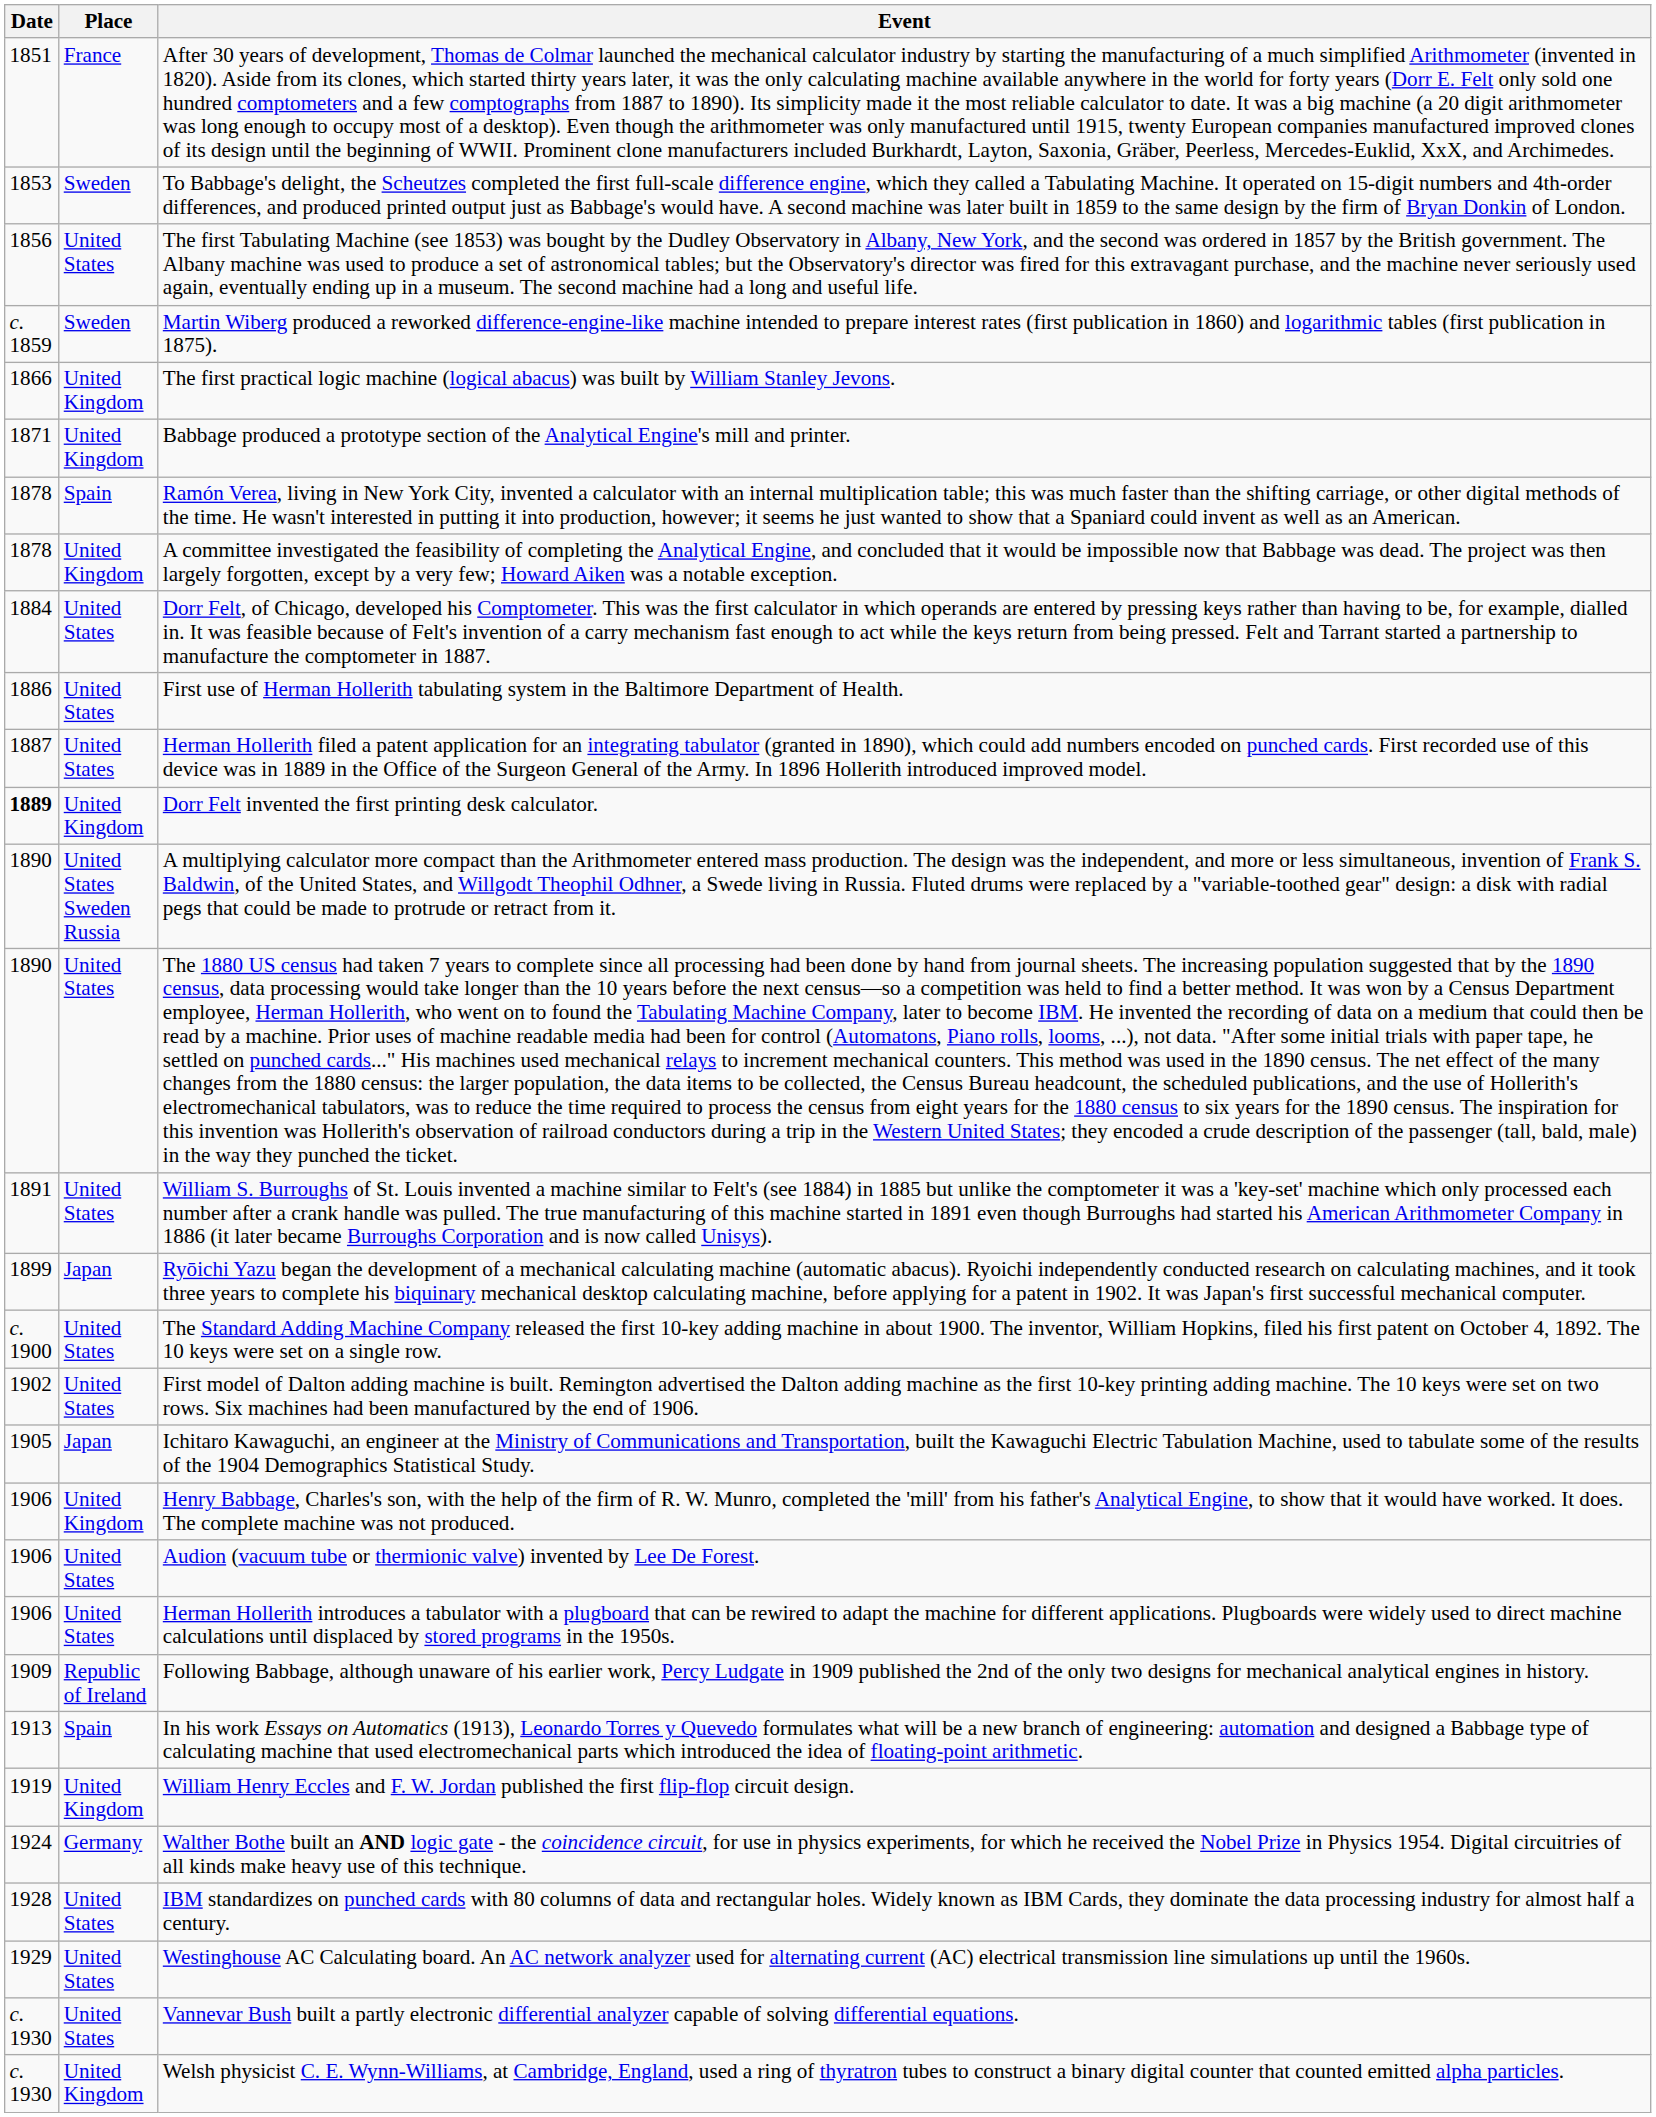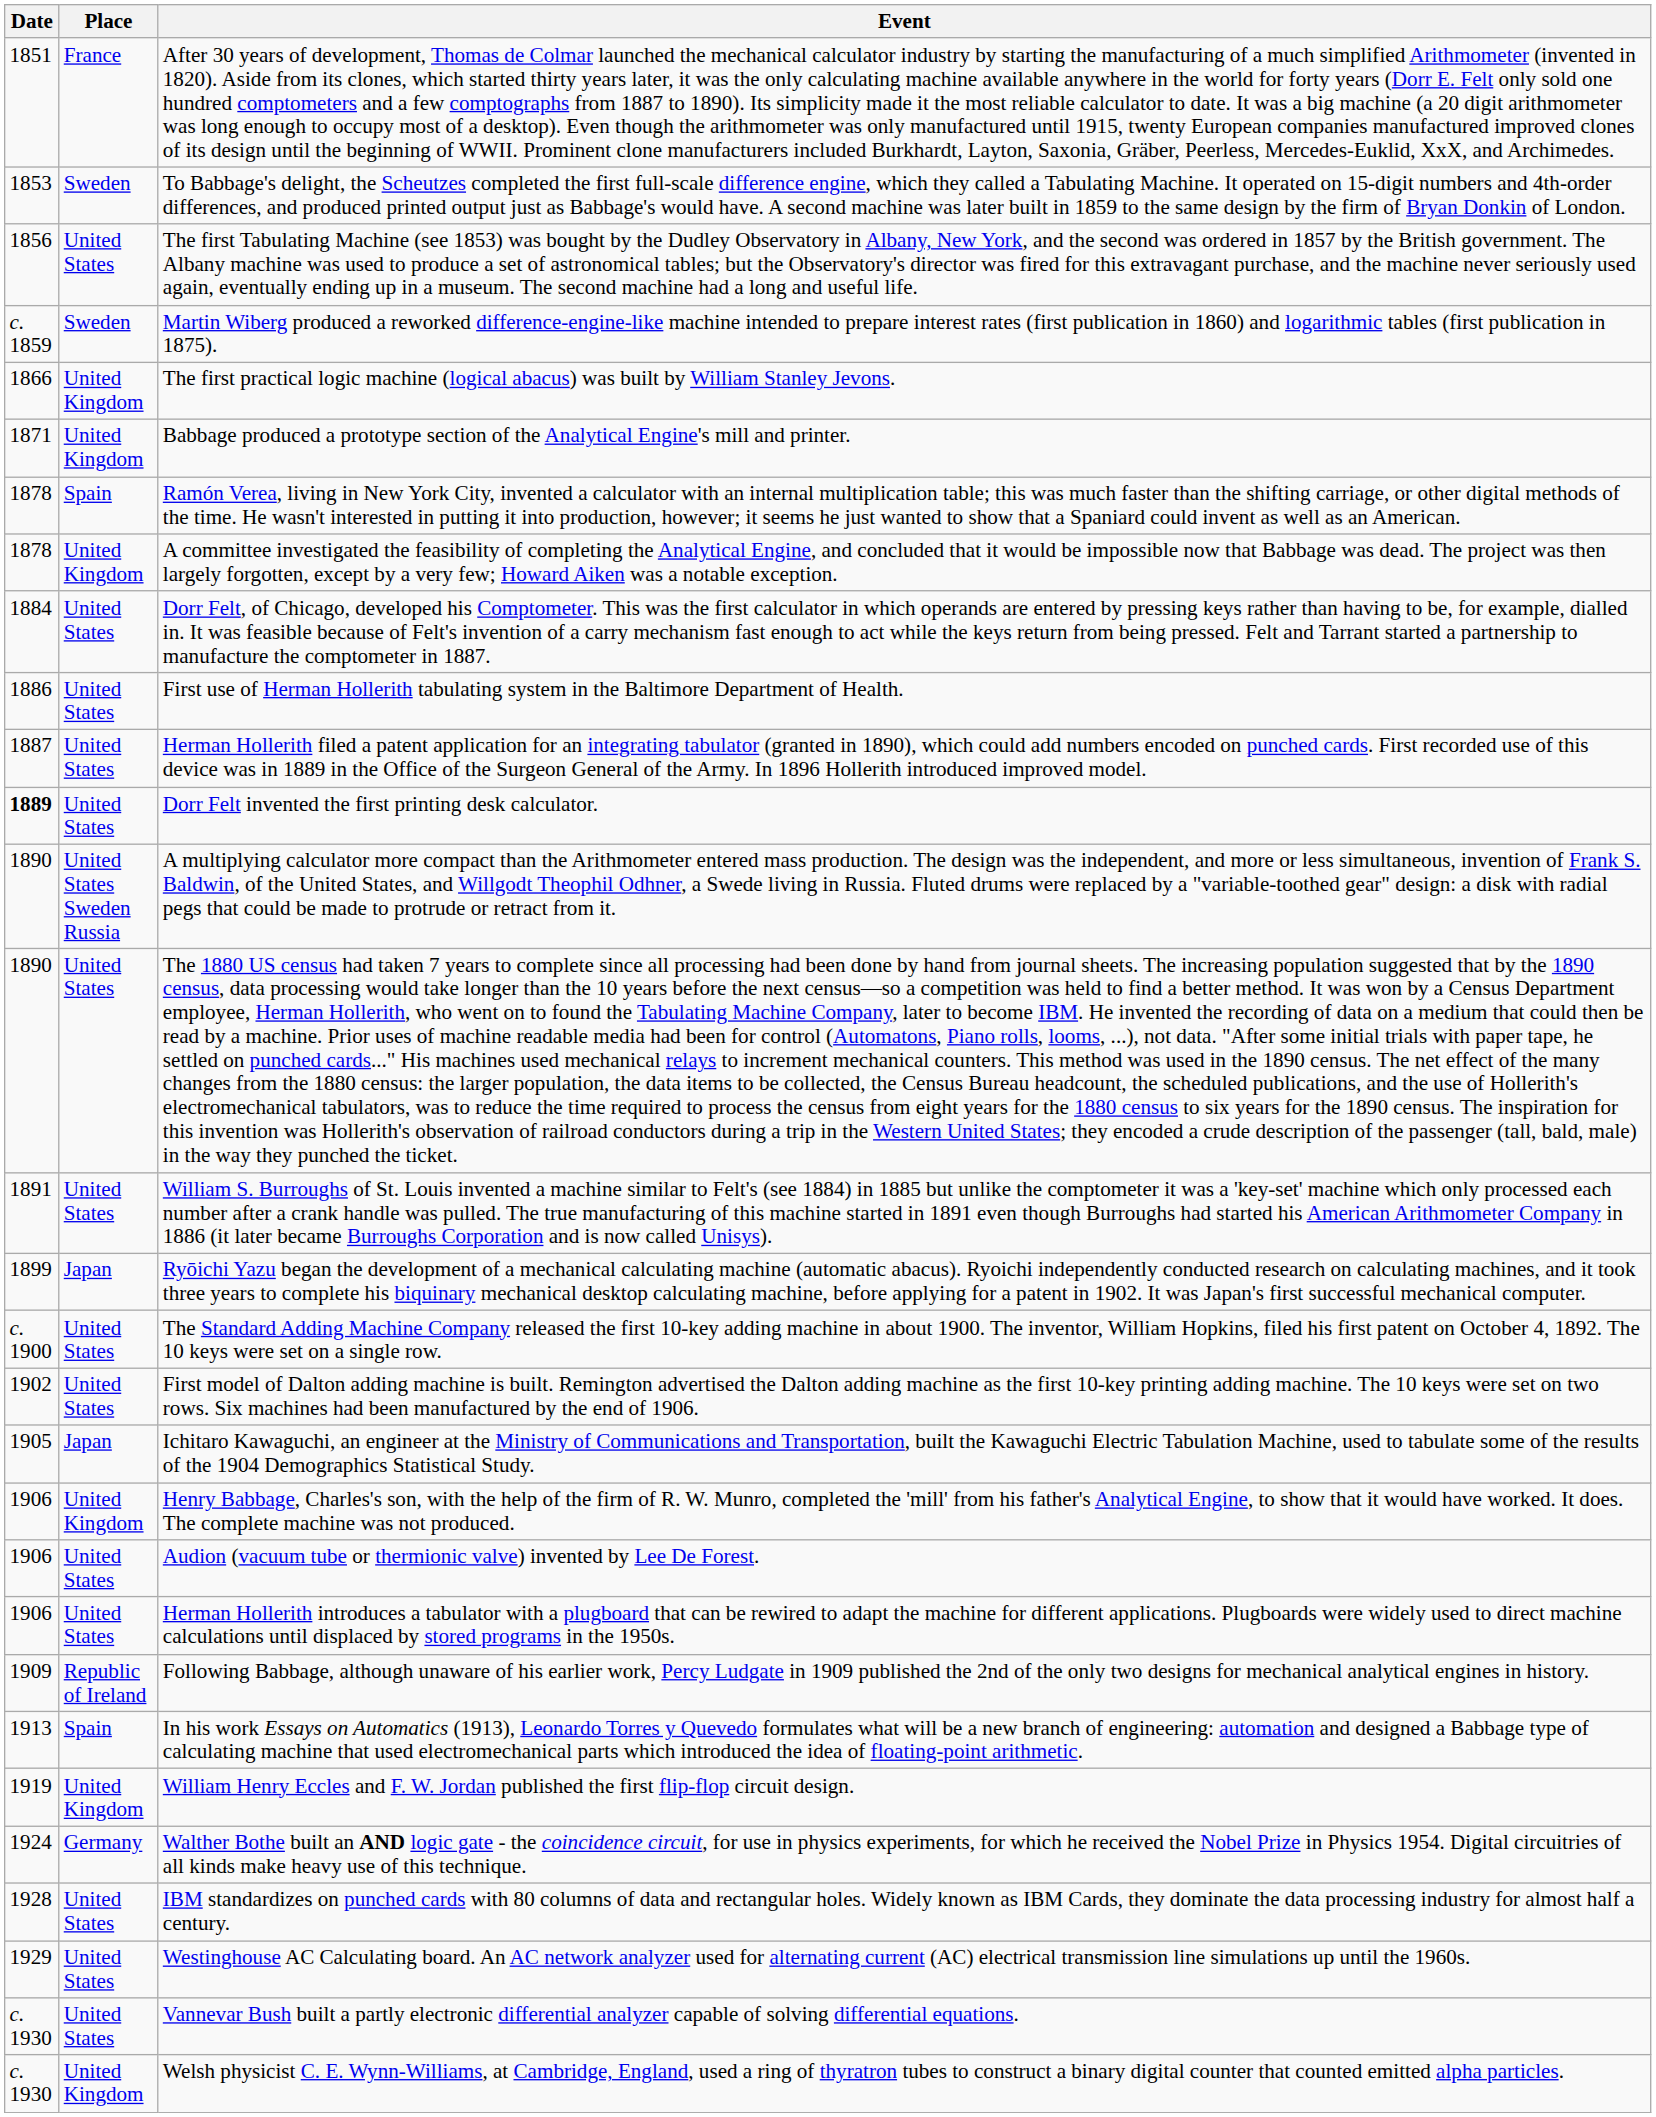(104, 815) United Kingdom -> (92, 815) United States
